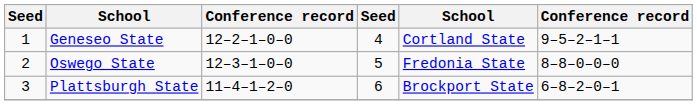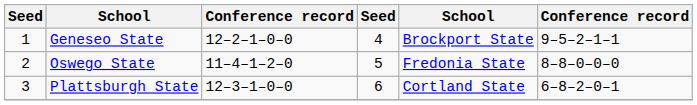(464, 40) Cortland State -> (468, 40) Brockport State
(249, 64) 12–3–1–0–0 -> (249, 64) 11–4–1–2–0
(249, 88) 11–4–1–2–0 -> (249, 88) 12–3–1–0–0
(468, 88) Brockport State -> (464, 88) Cortland State
